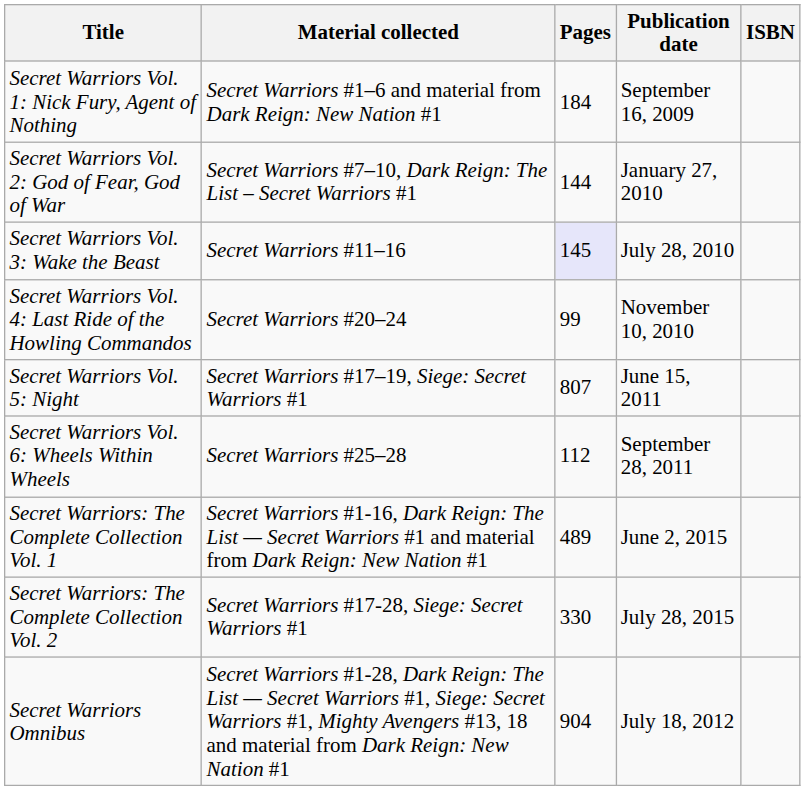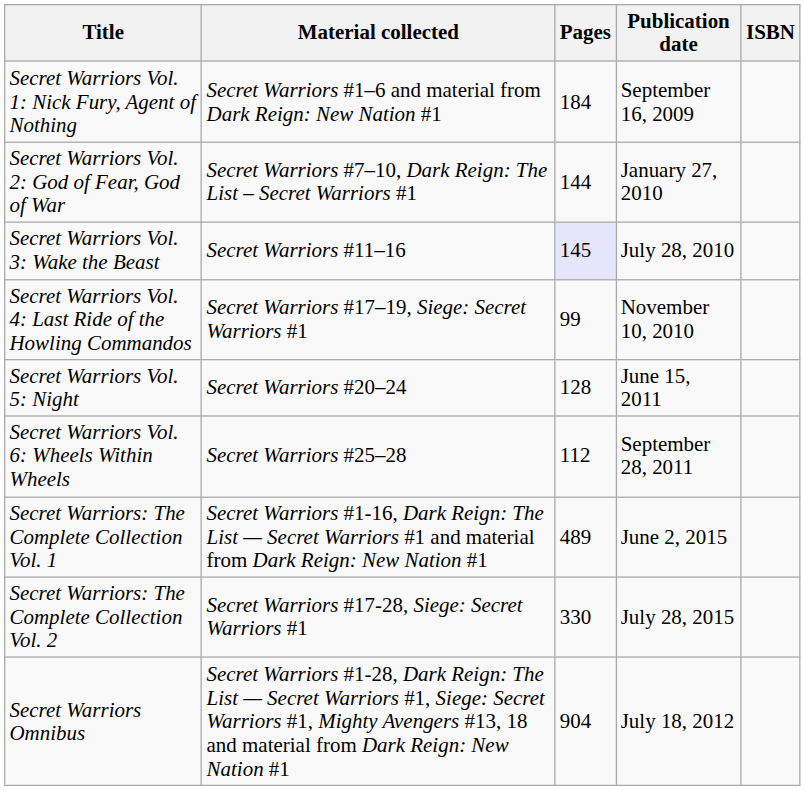(306, 319) Secret Warriors #20–24 -> (366, 319) Secret Warriors #17–19, Siege: Secret Warriors #1
(366, 387) Secret Warriors #17–19, Siege: Secret Warriors #1 -> (306, 387) Secret Warriors #20–24
(576, 387) 807 -> (576, 387) 128
